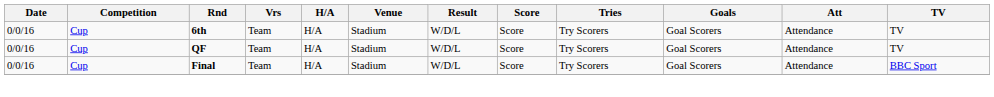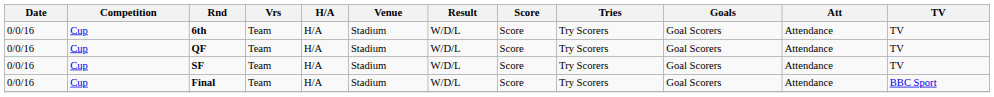+ row: (198, 65)
